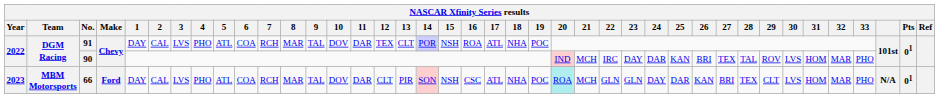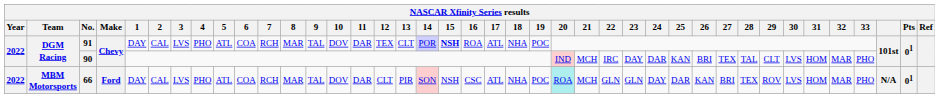(450, 43) normal -> (450, 43) bold
(771, 59) ROV -> (772, 59) CLT
(16, 80) 2023 -> (16, 80) 2022
(771, 80) CLT -> (772, 80) ROV
